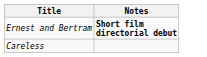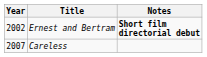+ column: (16, 11)
